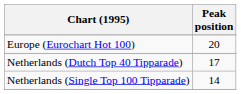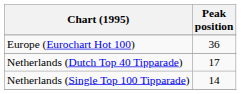(214, 44) 20 -> (214, 44) 36
